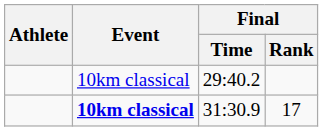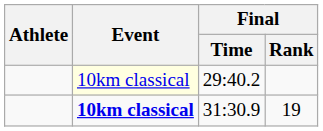(133, 79) no background -> (133, 79) lightyellow background
(291, 110) 17 -> (291, 110) 19
